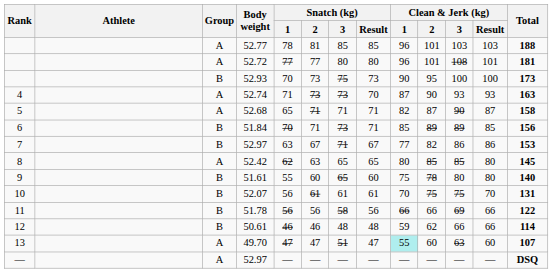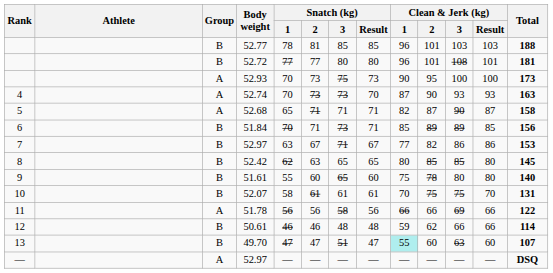(219, 45) A -> (219, 45) B
(219, 62) A -> (219, 62) B
(219, 78) B -> (219, 78) A
(288, 95) 71 -> (288, 95) 70
(219, 161) A -> (219, 161) B
(288, 194) 56 -> (288, 194) 58
(219, 210) B -> (219, 210) A
(219, 243) A -> (219, 243) B
